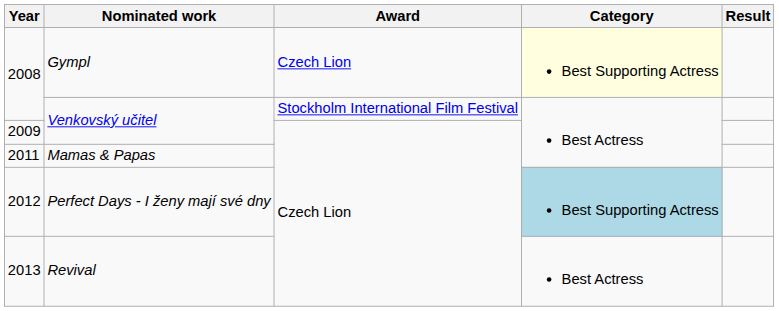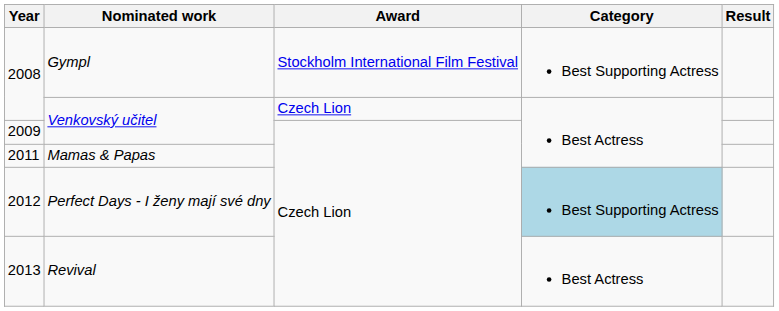(314, 62) Czech Lion -> (398, 62) Stockholm International Film Festival
(622, 71) lightyellow background -> (622, 71) no background
(398, 108) Stockholm International Film Festival -> (314, 108) Czech Lion
